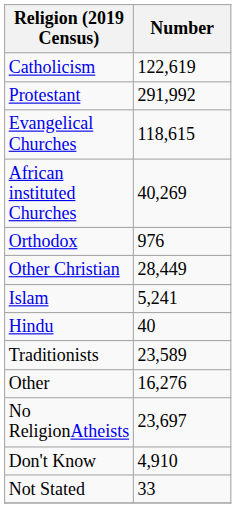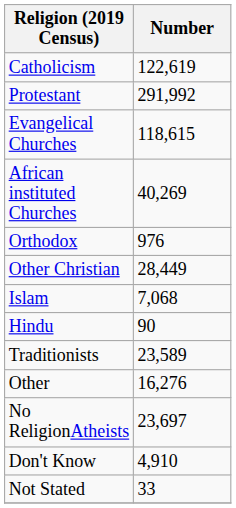(158, 298) 5,241 -> (158, 298) 7,068
(146, 326) 40 -> (146, 326) 90
